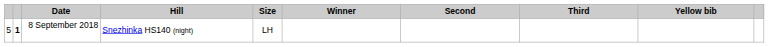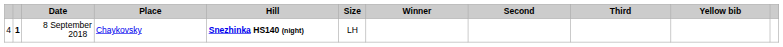+ column: (150, 11)
(9, 30) 5 -> (9, 30) 4
(148, 30) normal -> (256, 30) bold
